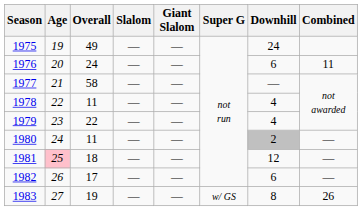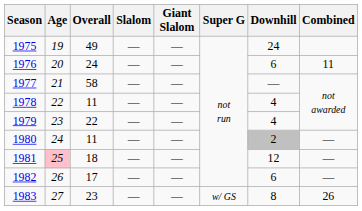(92, 196) 19 -> (92, 196) 23
